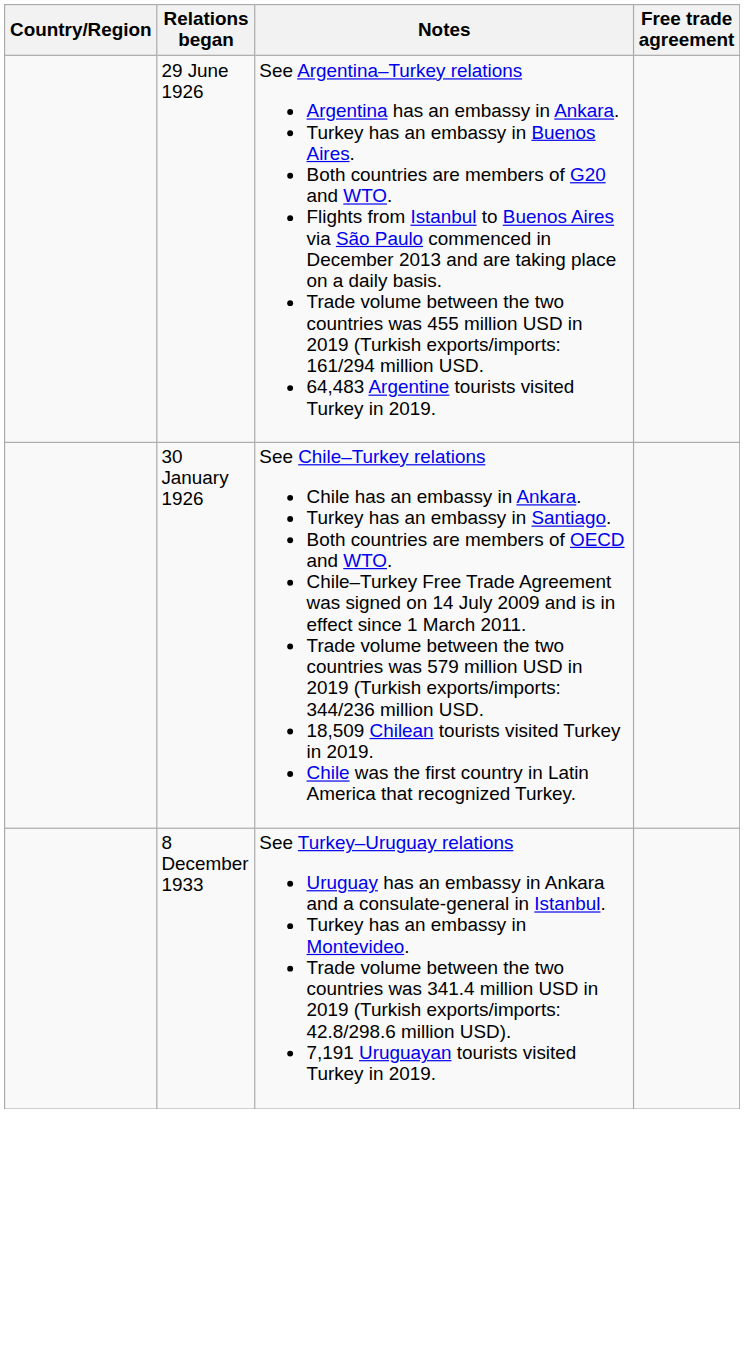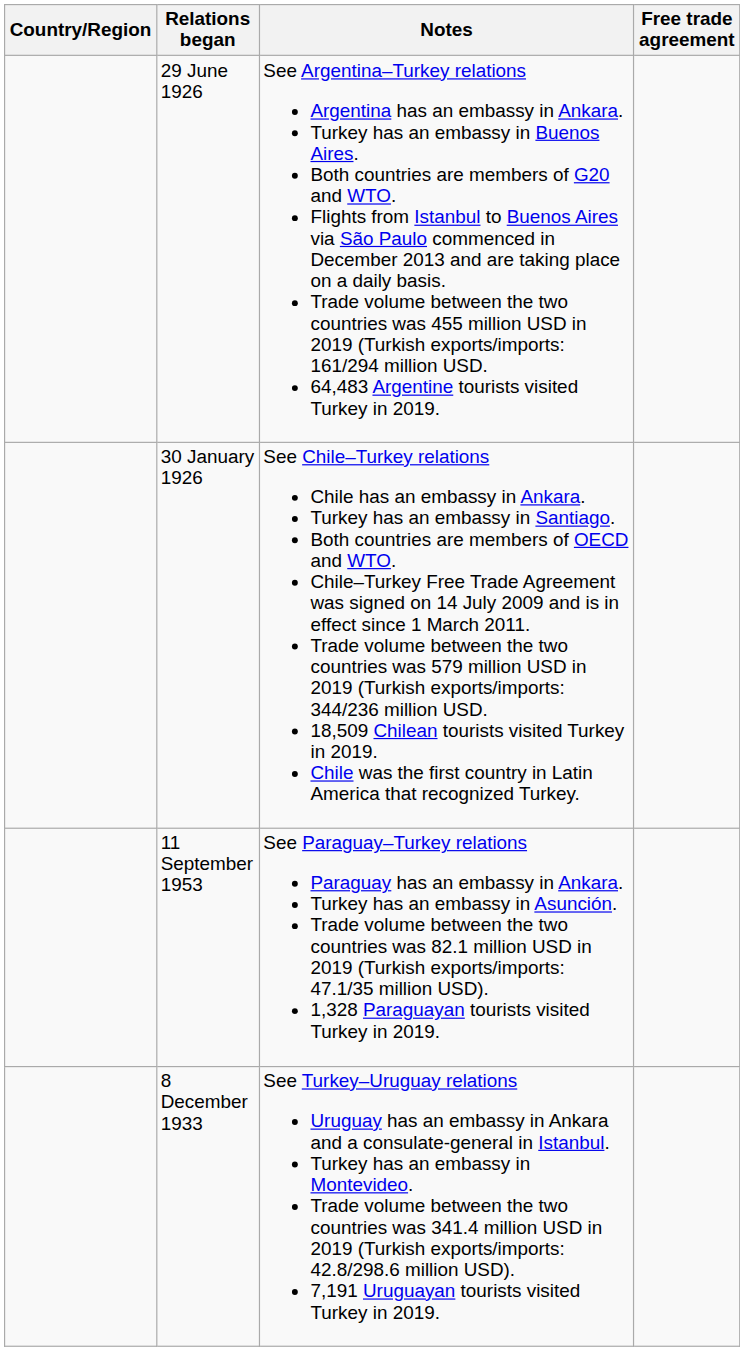+ row: (207, 864)
